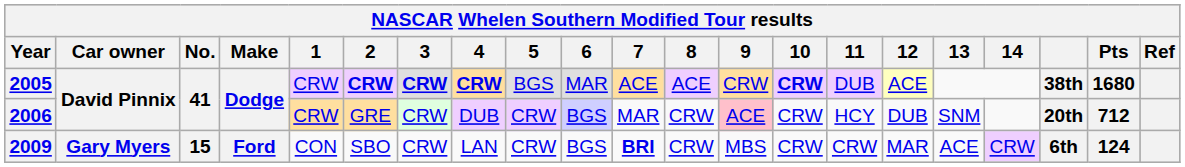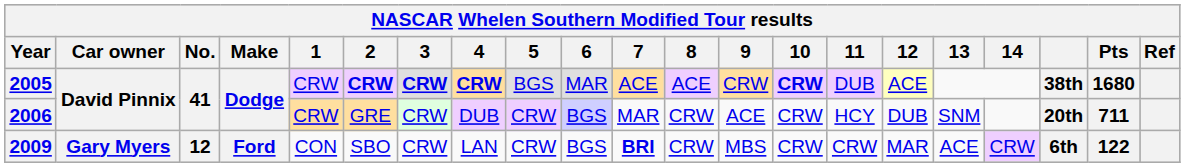(746, 115) pink background -> (746, 115) no background
(1114, 115) 712 -> (1114, 115) 711
(200, 146) 15 -> (200, 146) 12
(1114, 146) 124 -> (1114, 146) 122
